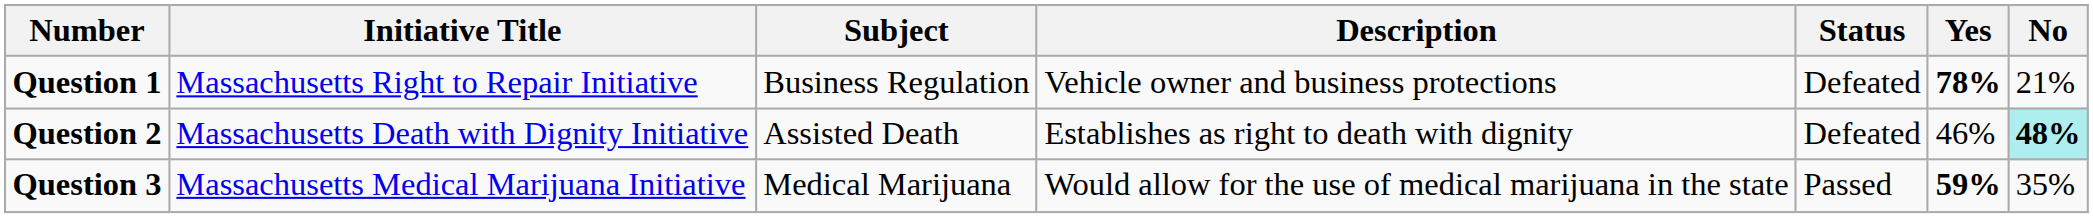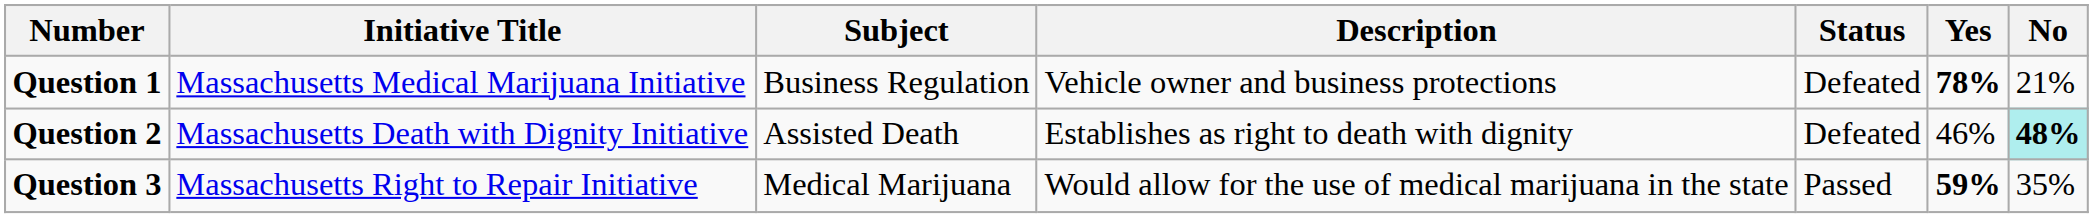(437, 81) Massachusetts Right to Repair Initiative -> (461, 81) Massachusetts Medical Marijuana Initiative
(461, 184) Massachusetts Medical Marijuana Initiative -> (437, 184) Massachusetts Right to Repair Initiative
